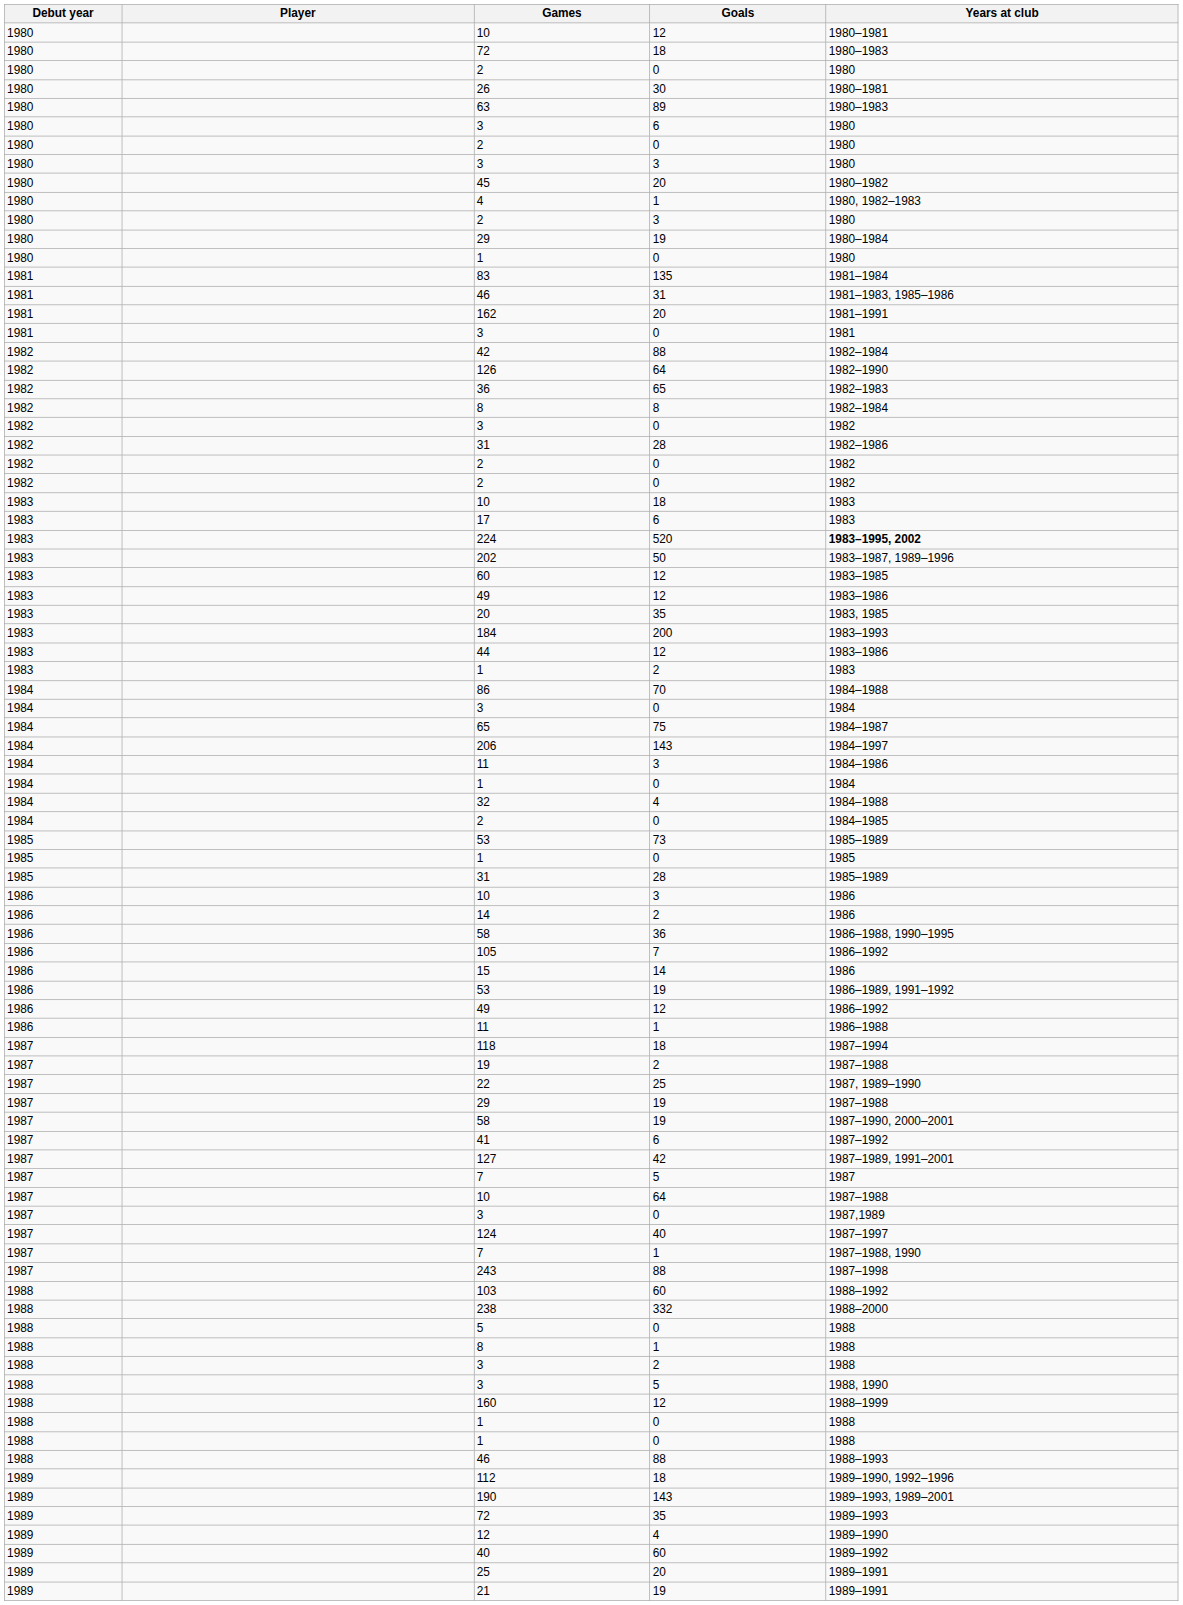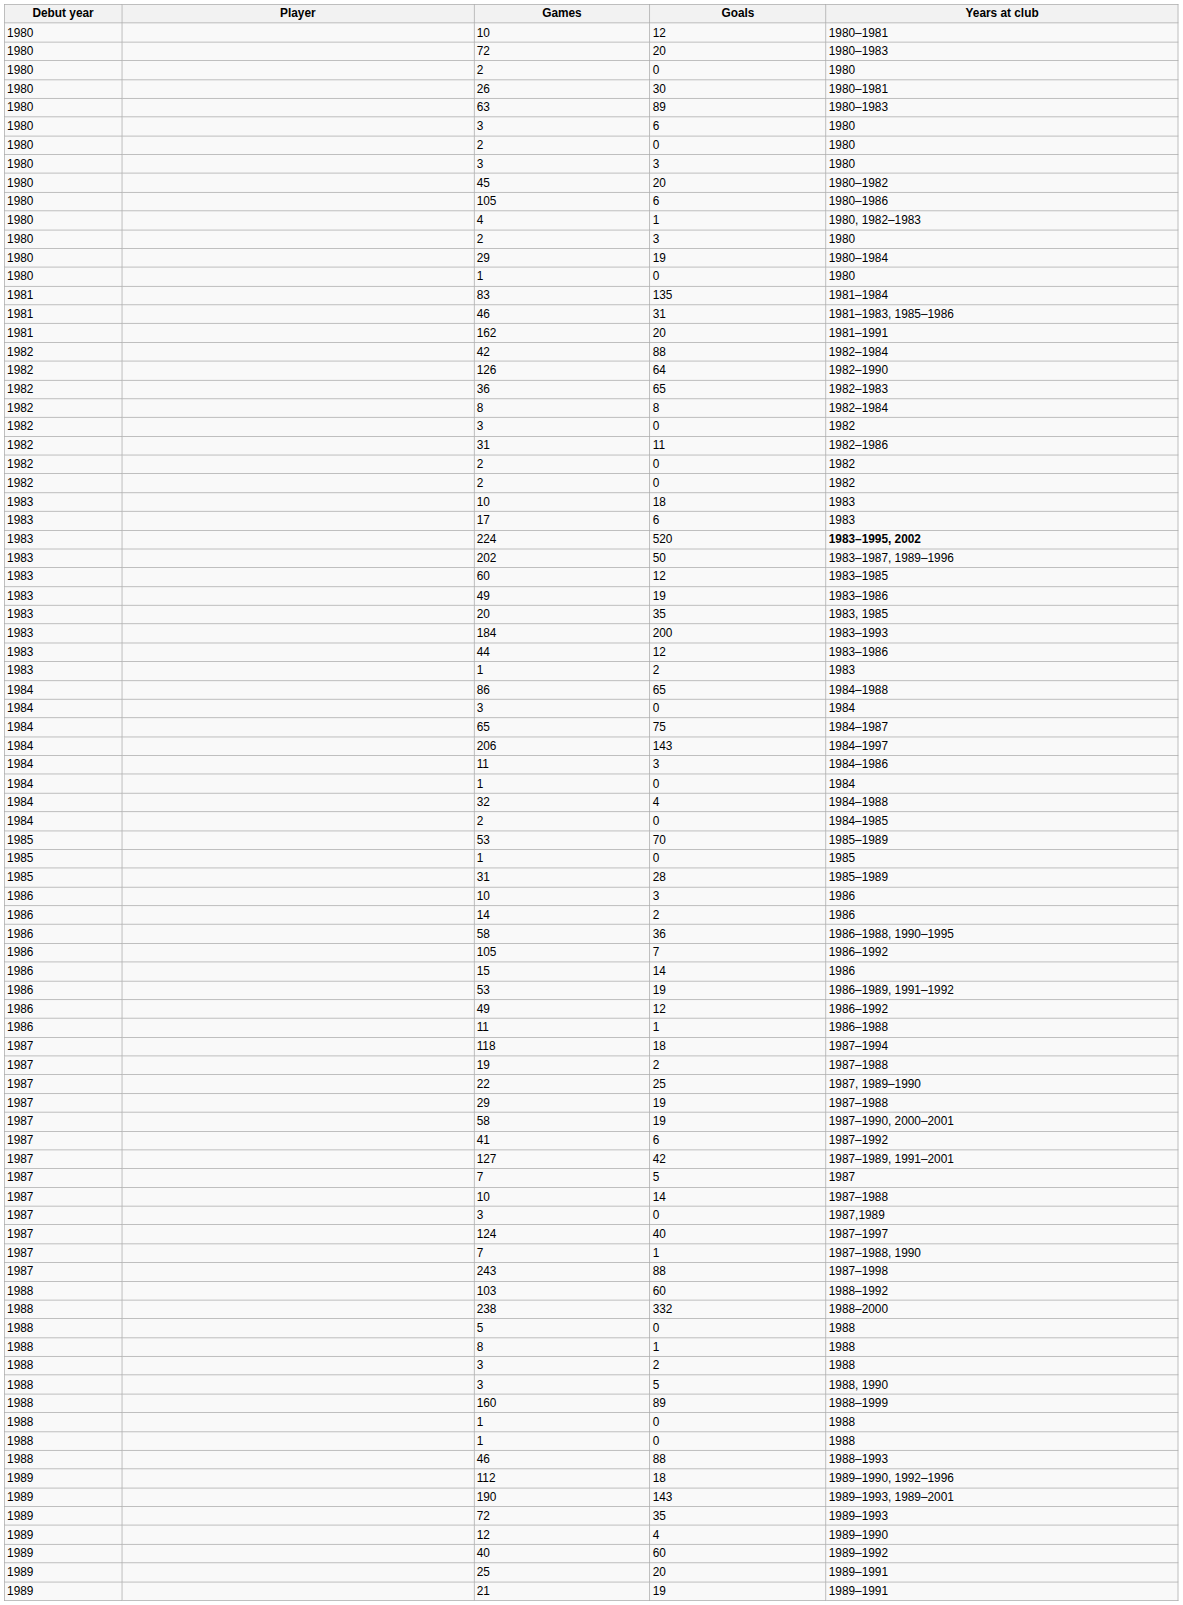(659, 51) 18 -> (659, 51) 20
+ row: (20, 201)
- row: (20, 333)
(659, 445) 28 -> (659, 445) 11
(659, 595) 12 -> (659, 595) 19
(659, 689) 70 -> (659, 689) 65
(659, 840) 73 -> (659, 840) 70
(659, 1196) 64 -> (659, 1196) 14
(659, 1403) 12 -> (659, 1403) 89
